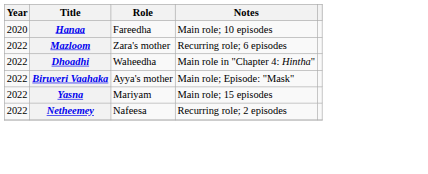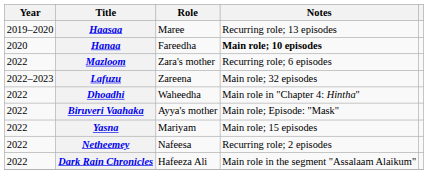+ row: (106, 29)
(225, 29) normal -> (272, 45) bold
+ row: (106, 78)
+ row: (106, 161)
